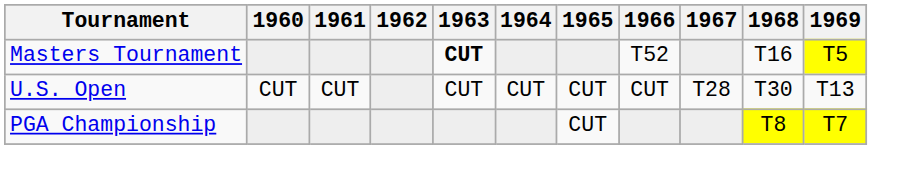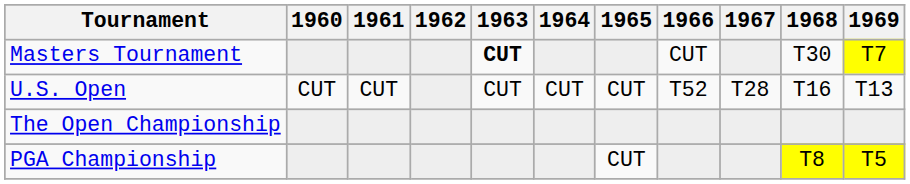(650, 57) T52 -> (688, 57) CUT
(773, 57) T16 -> (812, 57) T30
(835, 57) T5 -> (874, 57) T7
(650, 92) CUT -> (688, 92) T52
(773, 92) T30 -> (812, 92) T16
+ row: (145, 127)
(835, 127) T7 -> (874, 161) T5
